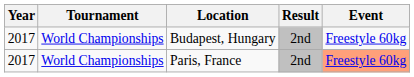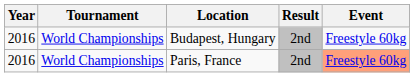(21, 38) 2017 -> (21, 38) 2016
(21, 61) 2017 -> (21, 61) 2016
